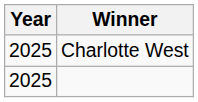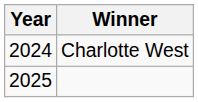(31, 50) 2025 -> (31, 50) 2024
